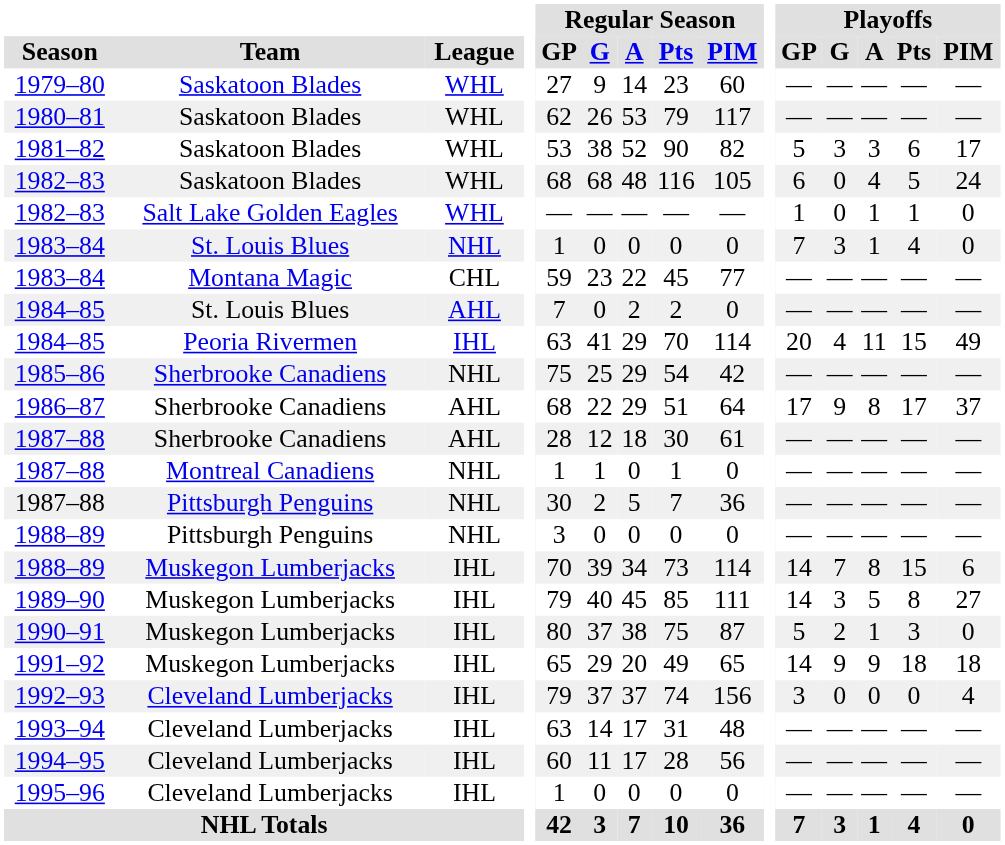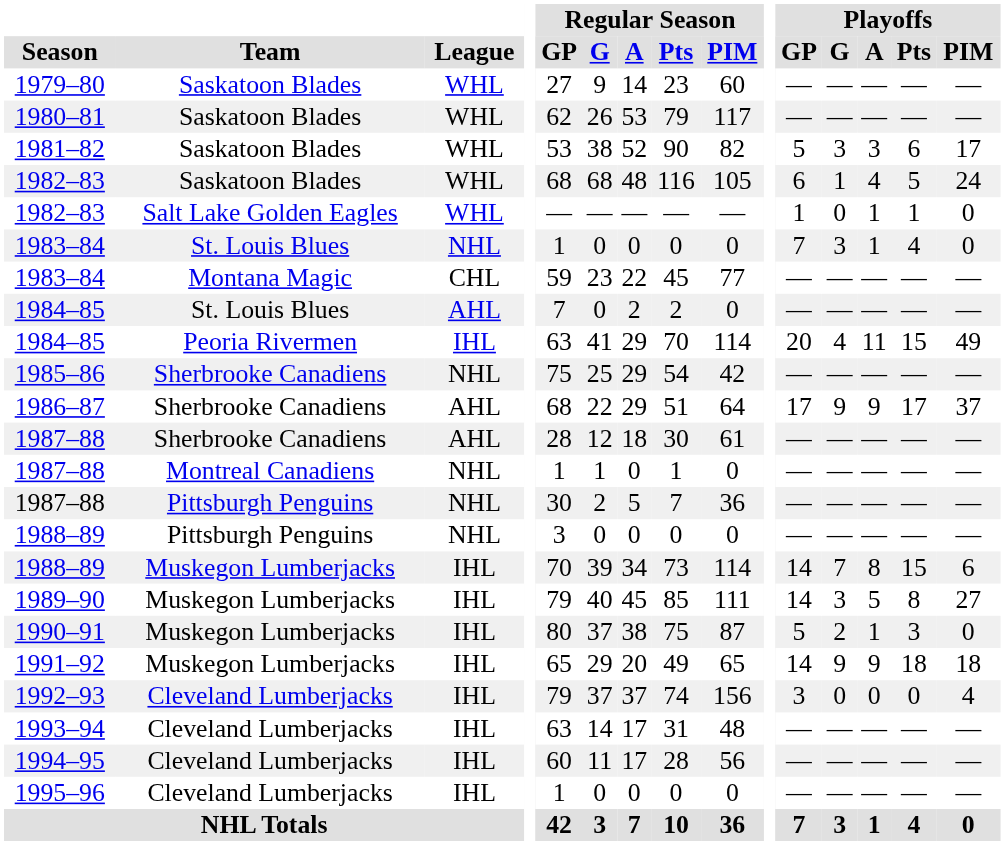(840, 180) 0 -> (840, 180) 1
(874, 406) 8 -> (874, 406) 9
